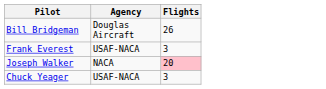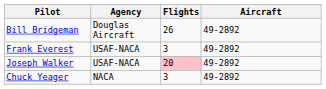+ column: (261, 11)
(103, 63) NACA -> (116, 63) USAF-NACA
(116, 77) USAF-NACA -> (103, 77) NACA
